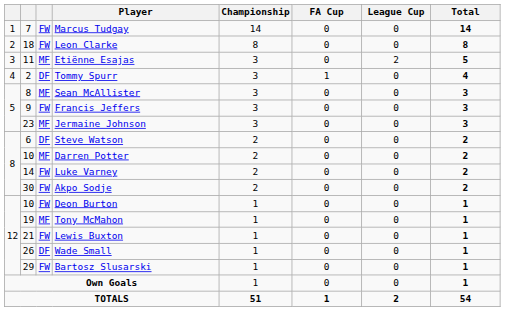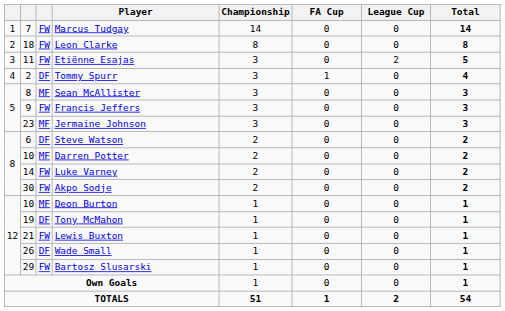(44, 60) MF -> (44, 60) FW
(44, 203) FW -> (44, 203) MF
(44, 219) MF -> (44, 219) DF
